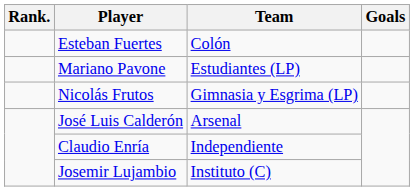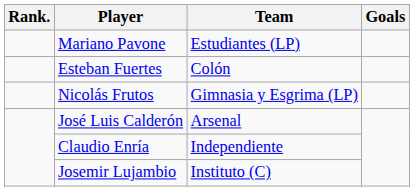rows swapped: (112, 69) <-> (110, 43)
